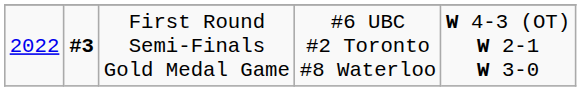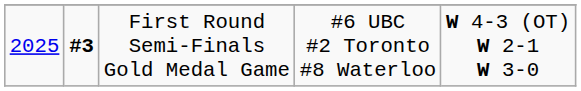(35, 45) 2022 -> (35, 45) 2025
